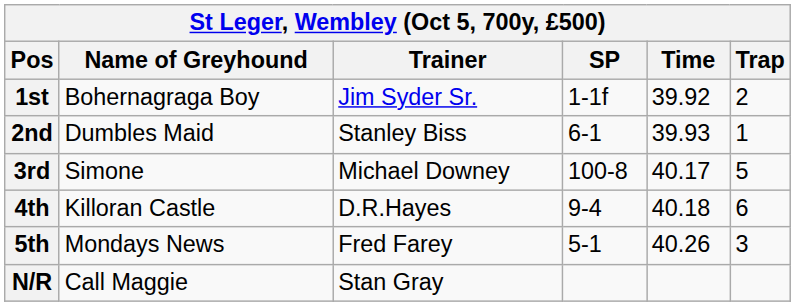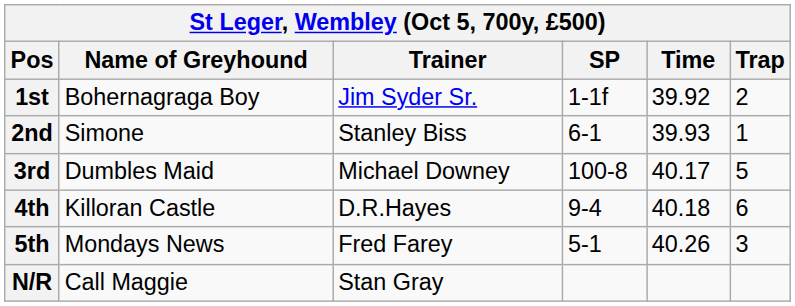(139, 134) Dumbles Maid -> (104, 134) Simone
(104, 171) Simone -> (139, 171) Dumbles Maid
